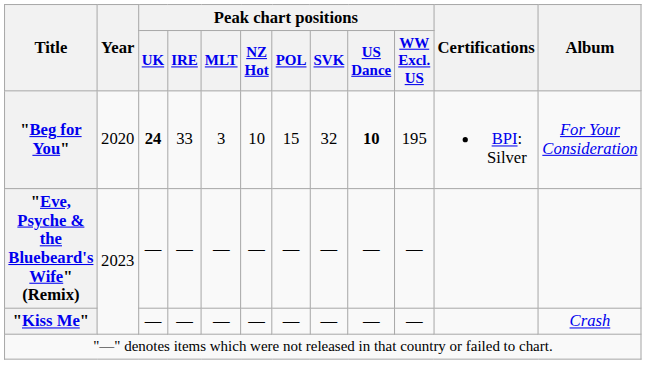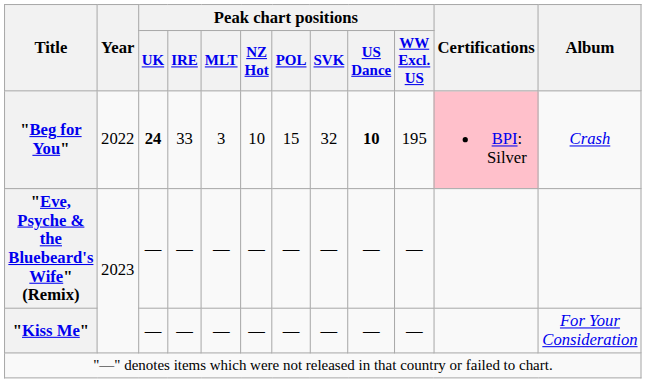(118, 139) 2020 -> (118, 139) 2022
(486, 149) no background -> (486, 149) pink background
(590, 139) For Your Consideration -> (590, 139) Crash
(590, 321) Crash -> (590, 330) For Your Consideration
